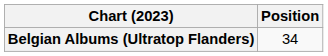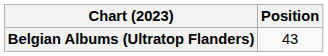(290, 39) 34 -> (290, 39) 43
